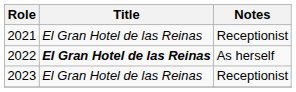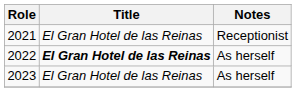(252, 76) Receptionist -> (246, 76) As herself
